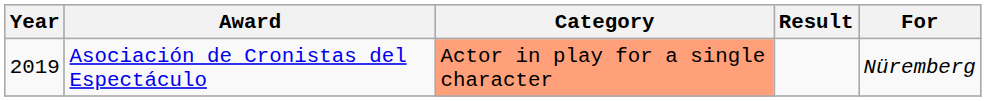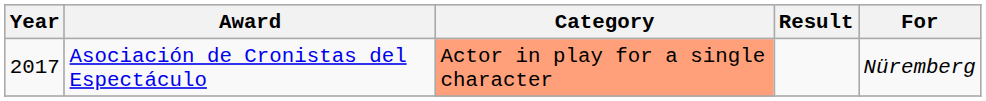(35, 68) 2019 -> (35, 68) 2017
